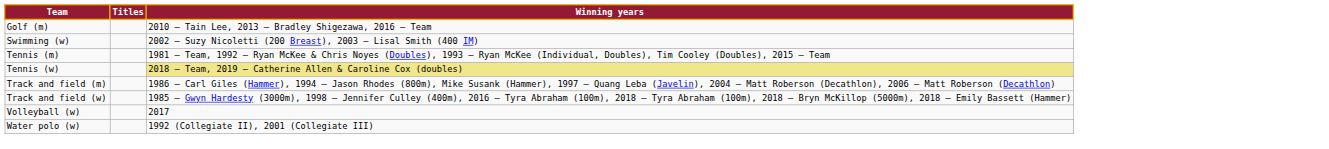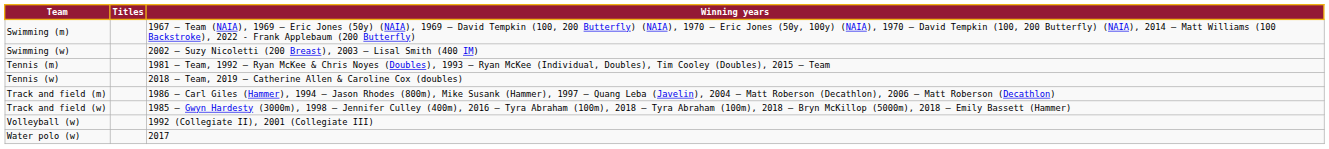- row: (28, 27)
+ row: (38, 32)
(306, 70) khaki background -> (306, 80) no background
(159, 112) 2017 -> (261, 122) 1992 (Collegiate II), 2001 (Collegiate III)
(261, 126) 1992 (Collegiate II), 2001 (Collegiate III) -> (159, 136) 2017
